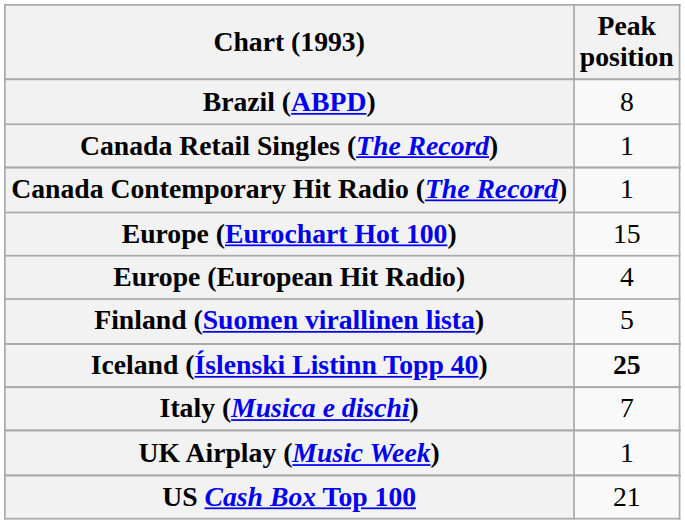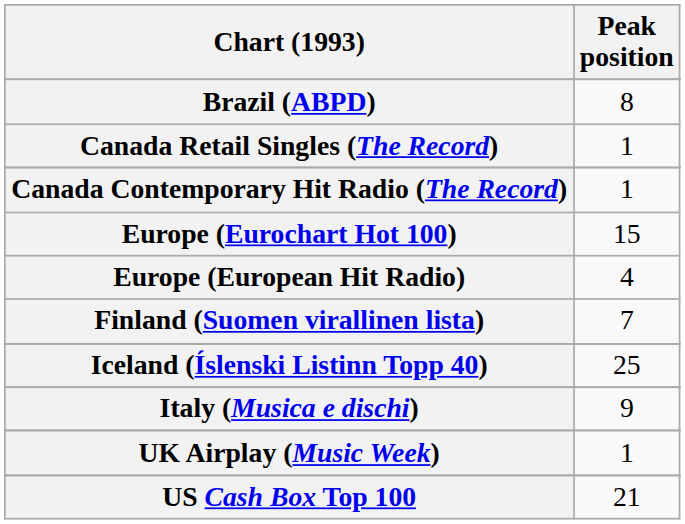(627, 320) 5 -> (627, 320) 7
(627, 364) bold -> (627, 364) normal
(627, 408) 7 -> (627, 408) 9
